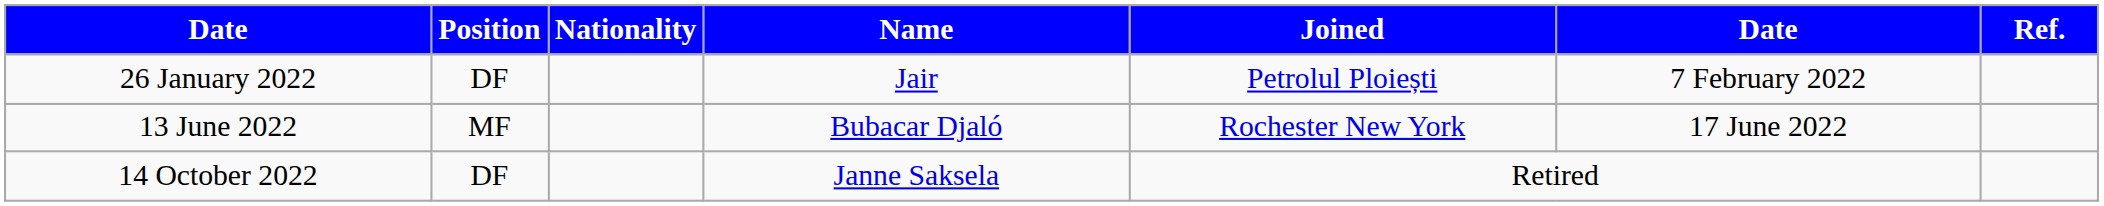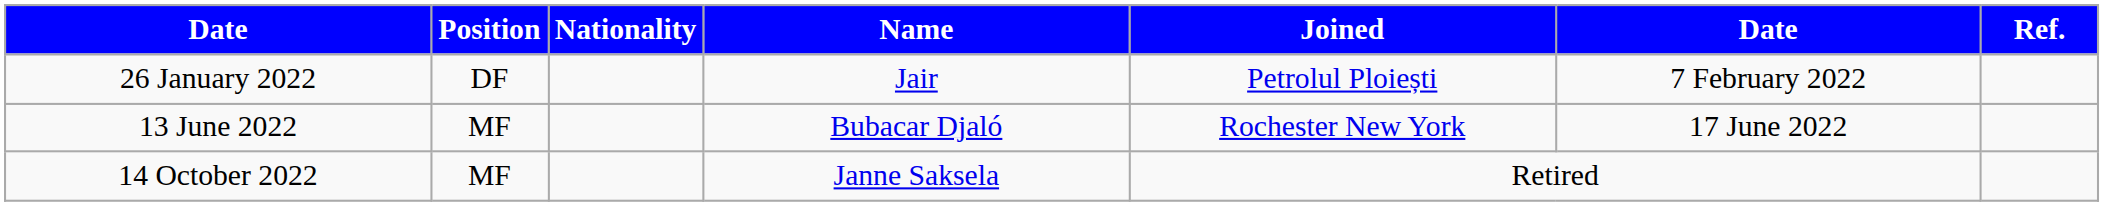(489, 176) DF -> (489, 176) MF
